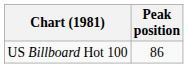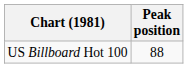(157, 52) 86 -> (157, 52) 88
